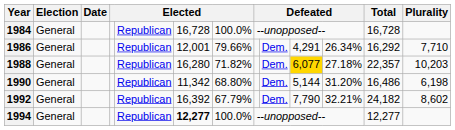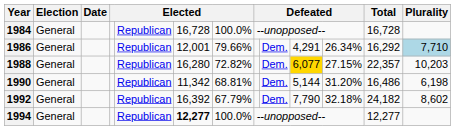(434, 47) no background -> (434, 47) lightblue background
(233, 64) 71.82% -> (233, 64) 72.82%
(343, 64) 27.18% -> (343, 64) 27.15%
(233, 82) 68.80% -> (233, 82) 68.81%
(343, 99) 32.21% -> (343, 99) 32.18%
